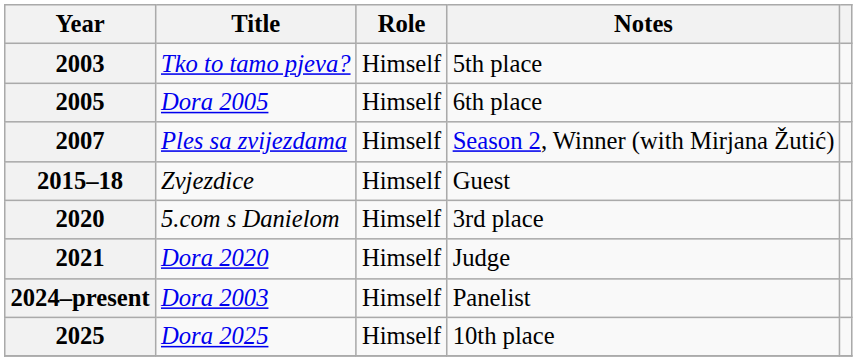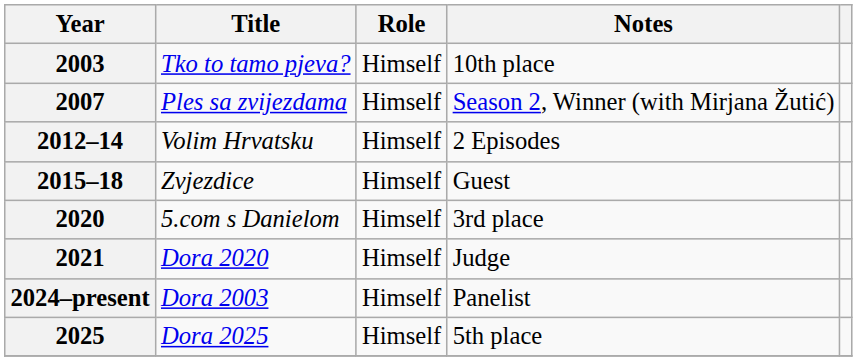(497, 63) 5th place -> (504, 63) 10th place
- row: (80, 102)
+ row: (80, 141)
(504, 336) 10th place -> (497, 336) 5th place
